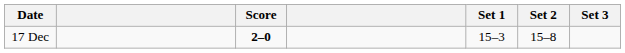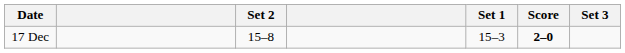columns swapped: (261, 15) <-> (543, 15)
